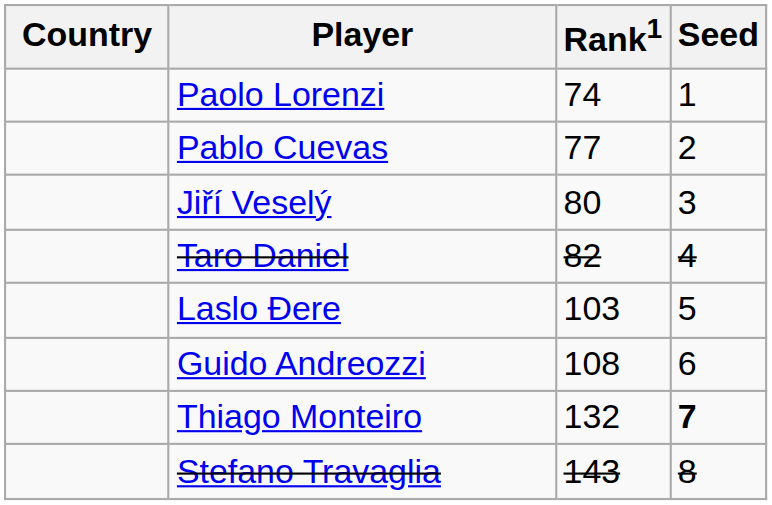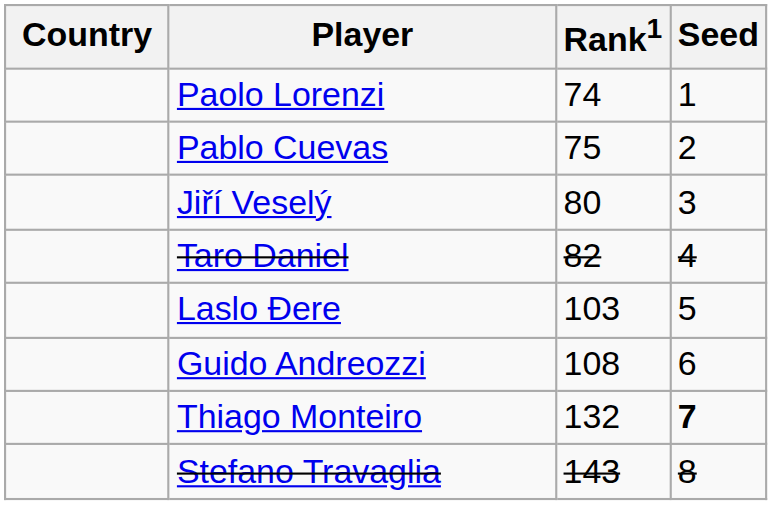(582, 148) 77 -> (582, 148) 75
